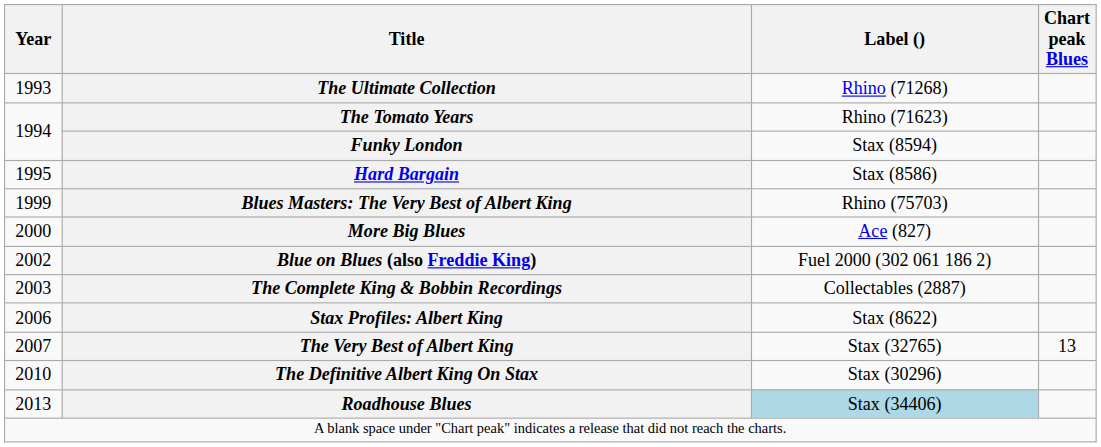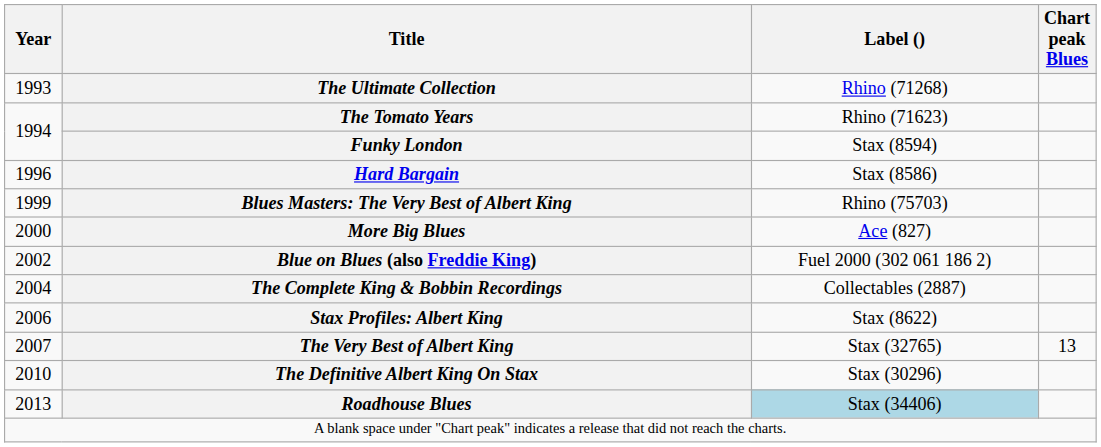(33, 174) 1995 -> (33, 174) 1996
(33, 288) 2003 -> (33, 288) 2004
